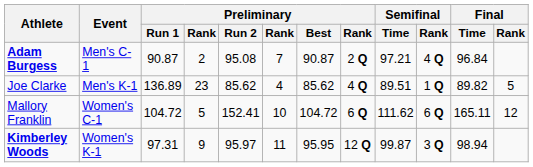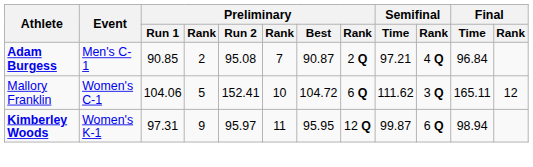(163, 60) 90.87 -> (163, 60) 90.85
- row: (37, 86)
(163, 112) 104.72 -> (163, 93) 104.06
(434, 112) 6 Q -> (434, 93) 3 Q
(434, 146) 3 Q -> (434, 126) 6 Q
